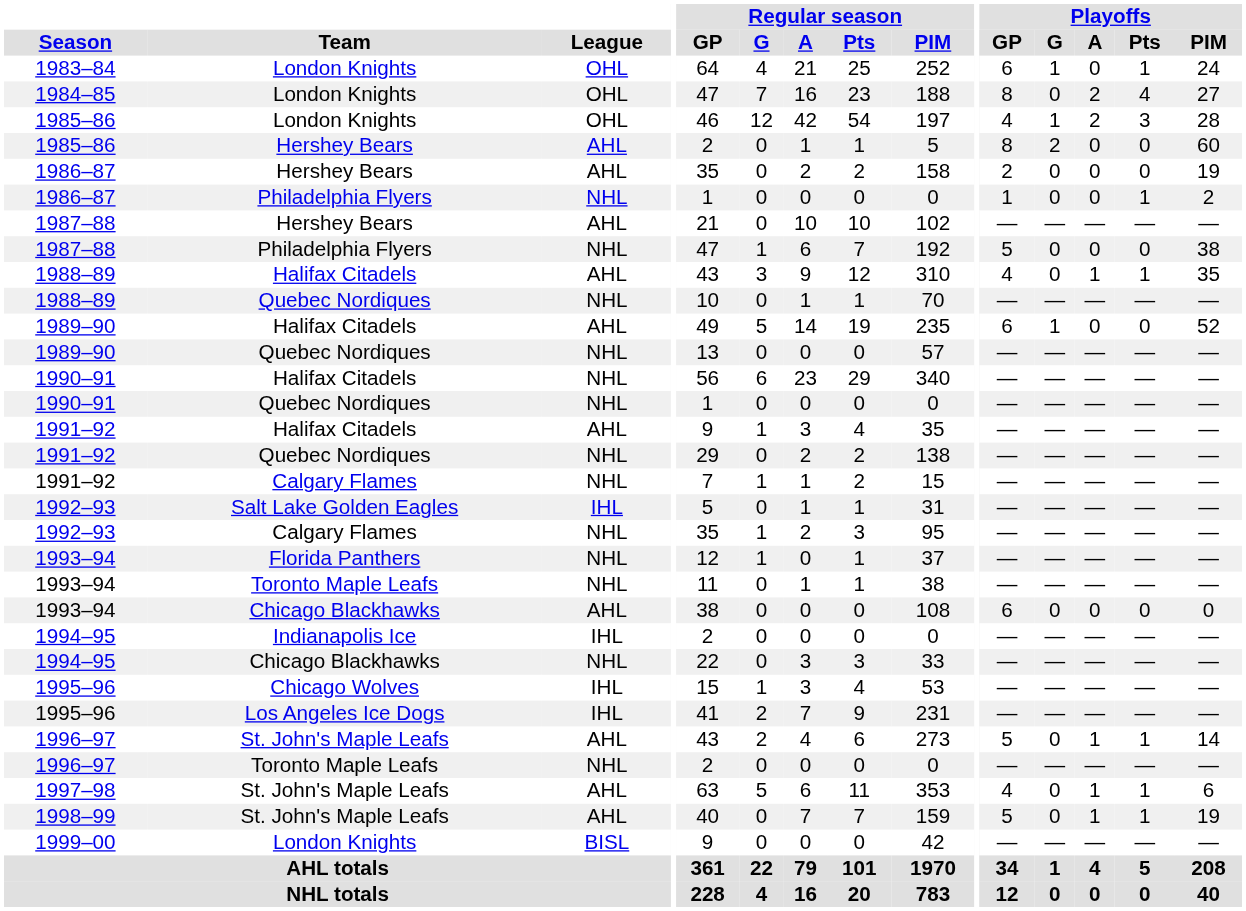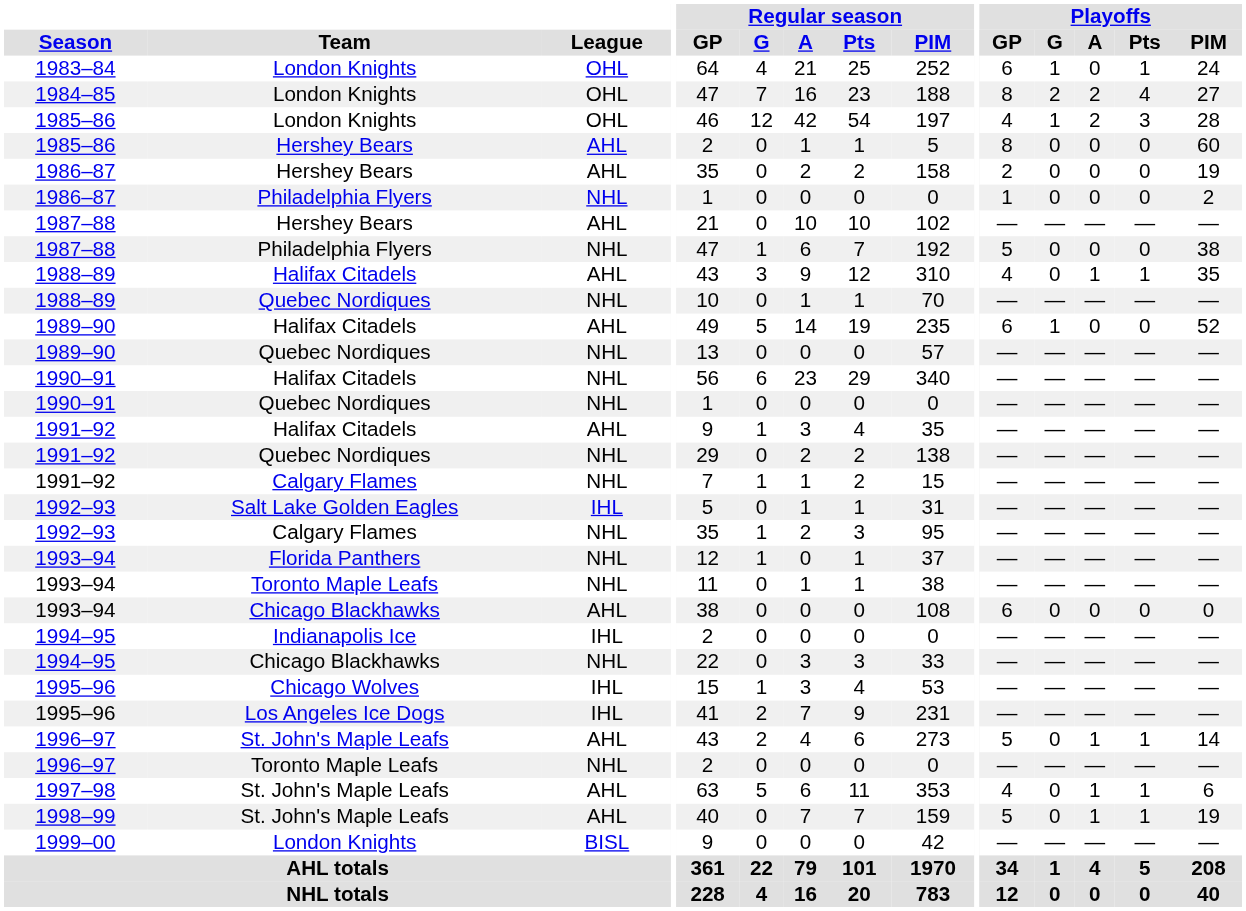(1055, 94) 0 -> (1055, 94) 2
(1055, 145) 2 -> (1055, 145) 0
(1145, 197) 1 -> (1145, 197) 0
